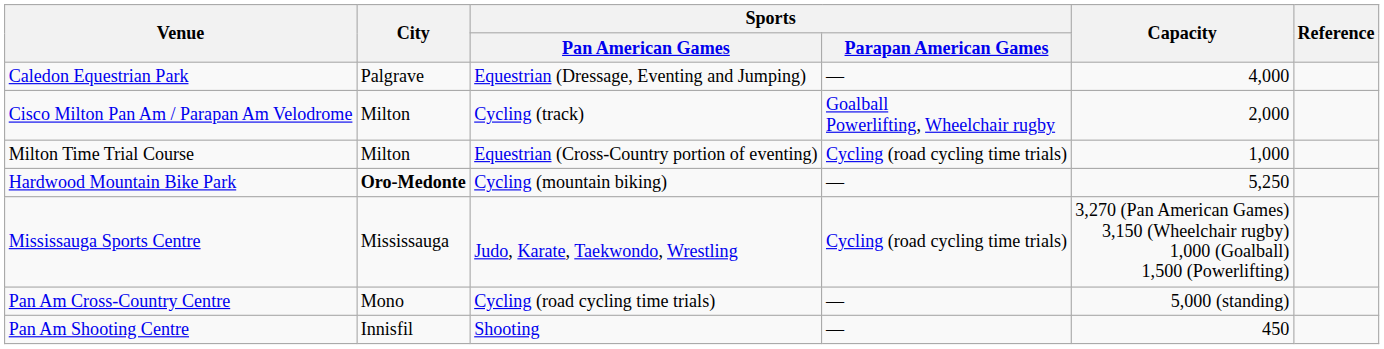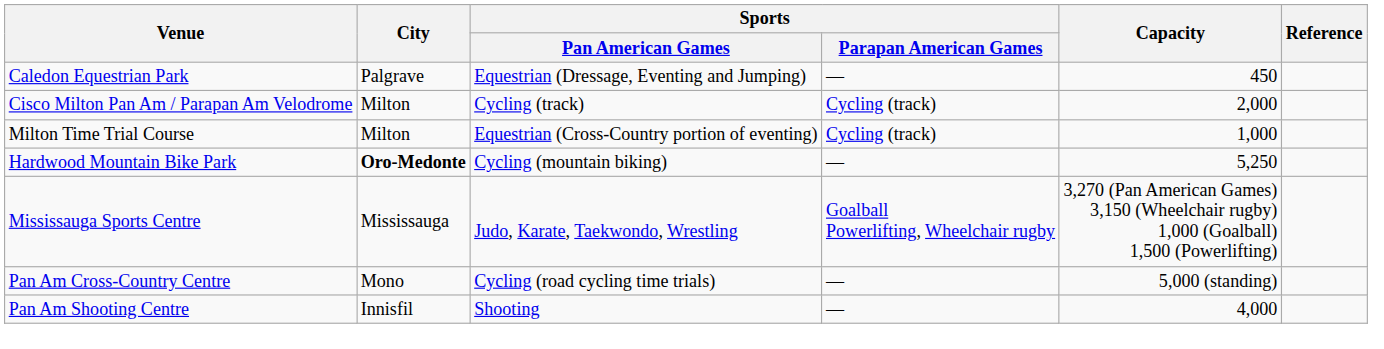(1269, 76) 4,000 -> (1264, 76) 450
(941, 115) Goalball Powerlifting, Wheelchair rugby -> (881, 104) Cycling (track)
(946, 153) Cycling (road cycling time trials) -> (881, 133) Cycling (track)
(946, 241) Cycling (road cycling time trials) -> (941, 221) Goalball Powerlifting, Wheelchair rugby
(1276, 329) 450 -> (1257, 309) 4,000
